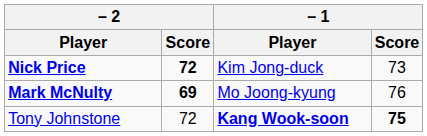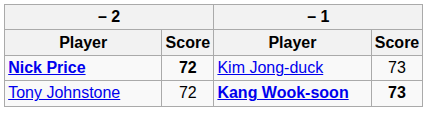- row: (60, 93)
(397, 118) 75 -> (397, 93) 73
